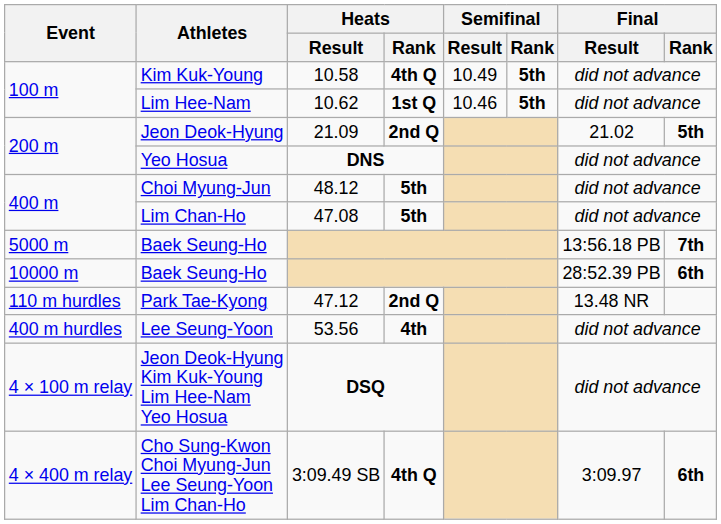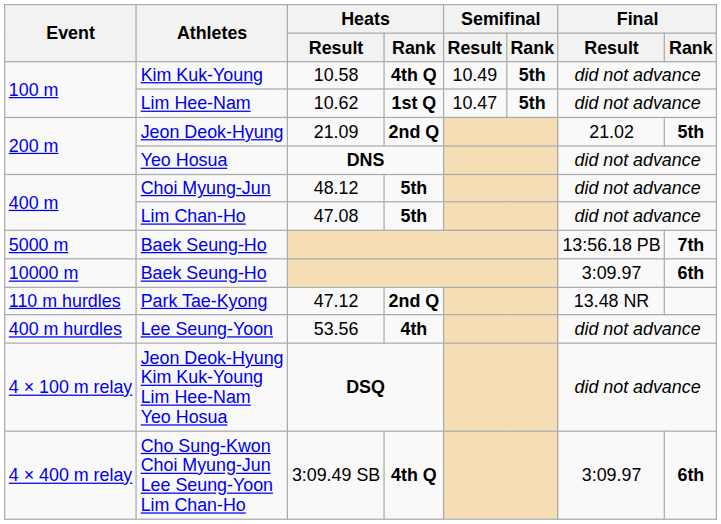(475, 104) 10.46 -> (475, 104) 10.47
(612, 273) 28:52.39 PB -> (612, 273) 3:09.97
